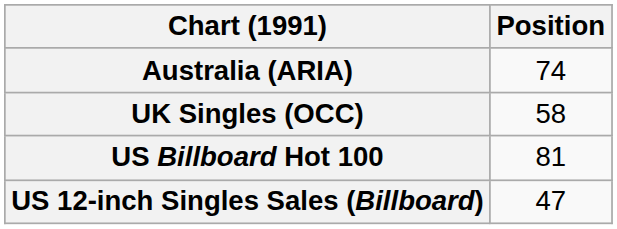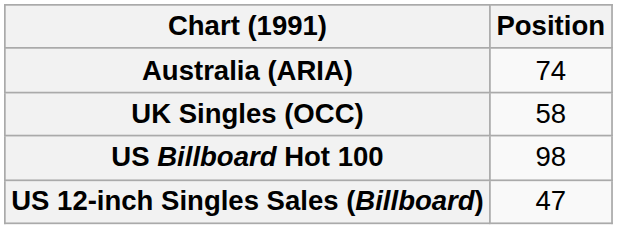(551, 157) 81 -> (551, 157) 98
